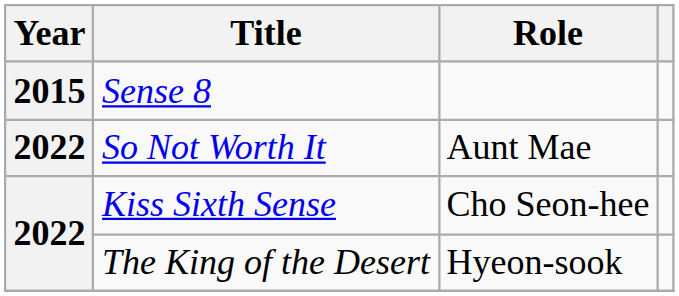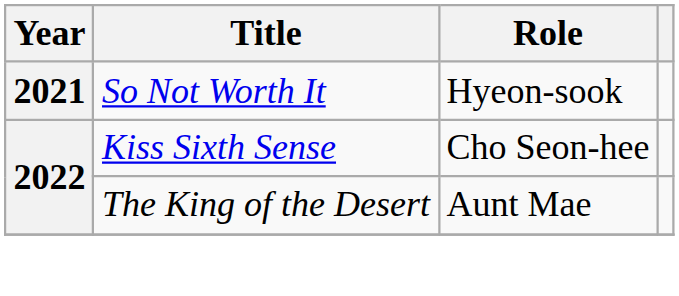- row: (157, 90)
(49, 147) 2022 -> (49, 90) 2021
(519, 147) Aunt Mae -> (535, 90) Hyeon-sook
(535, 261) Hyeon-sook -> (519, 204) Aunt Mae
